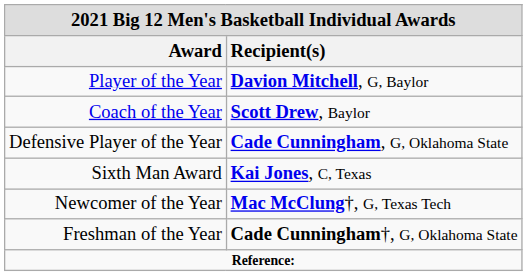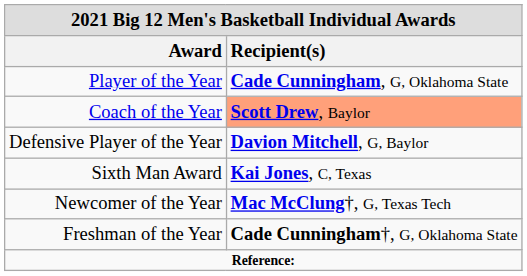(329, 81) Davion Mitchell, G, Baylor -> (369, 81) Cade Cunningham, G, Oklahoma State
(300, 112) no background -> (300, 112) lightsalmon background
(369, 142) Cade Cunningham, G, Oklahoma State -> (329, 142) Davion Mitchell, G, Baylor
